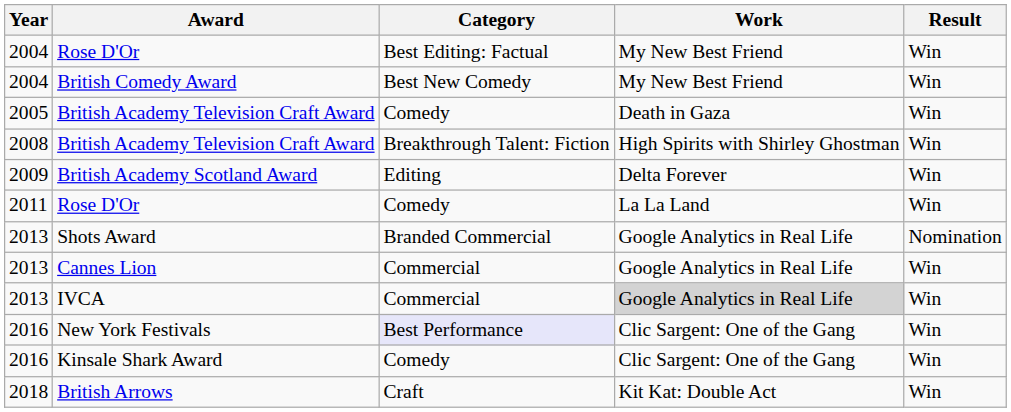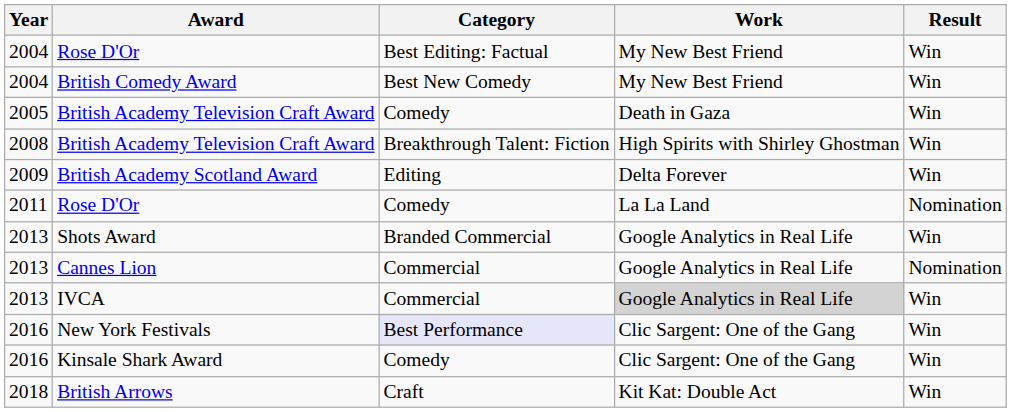(925, 205) Win -> (955, 205) Nomination
(955, 236) Nomination -> (925, 236) Win
(925, 267) Win -> (955, 267) Nomination
